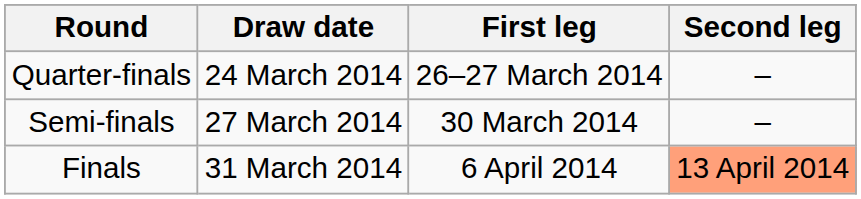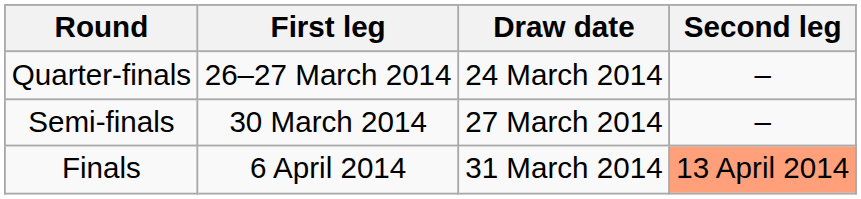columns swapped: (303, 27) <-> (539, 27)
